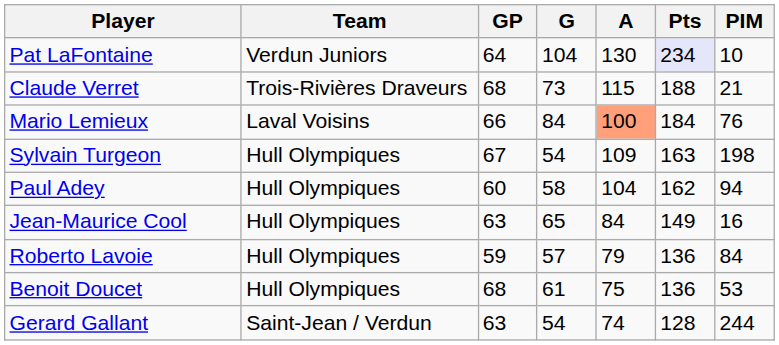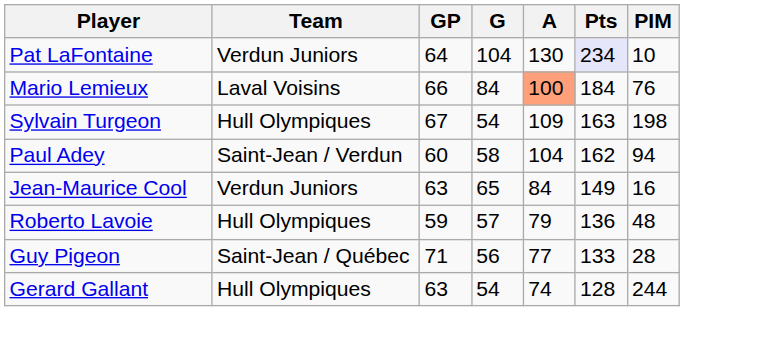- row: (74, 88)
(323, 188) Hull Olympiques -> (310, 155) Saint-Jean / Verdun
(323, 222) Hull Olympiques -> (287, 188) Verdun Juniors
(731, 255) 84 -> (644, 222) 48
- row: (76, 289)
+ row: (65, 255)
(339, 322) Saint-Jean / Verdun -> (294, 289) Hull Olympiques
